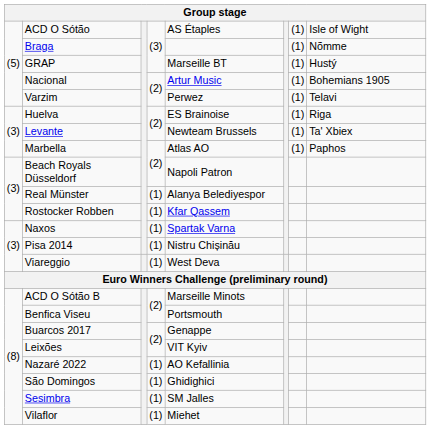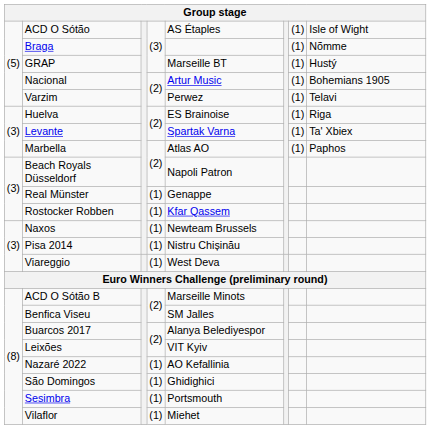(212, 132) Newteam Brussels -> (201, 132) Spartak Varna
(216, 195) Alanya Belediyespor -> (189, 195) Genappe
(201, 229) Spartak Varna -> (212, 229) Newteam Brussels
(195, 314) Portsmouth -> (191, 314) SM Jalles
(189, 331) Genappe -> (216, 331) Alanya Belediyespor
(191, 399) SM Jalles -> (195, 399) Portsmouth
